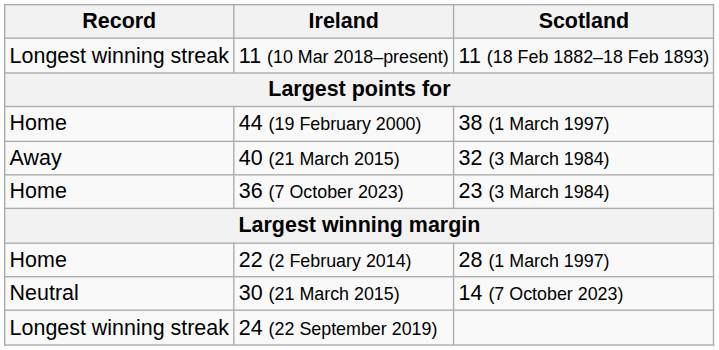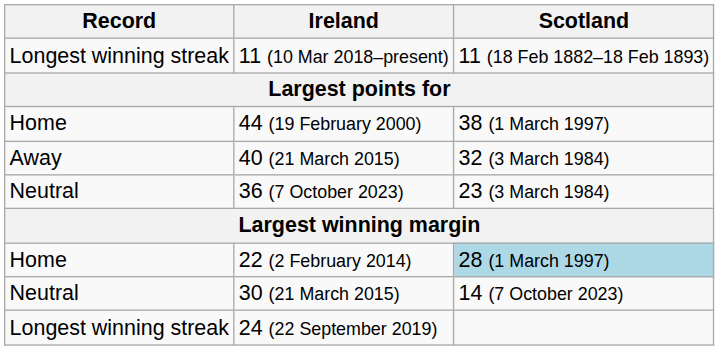(38, 191) Home -> (44, 191) Neutral
(534, 259) no background -> (534, 259) lightblue background
